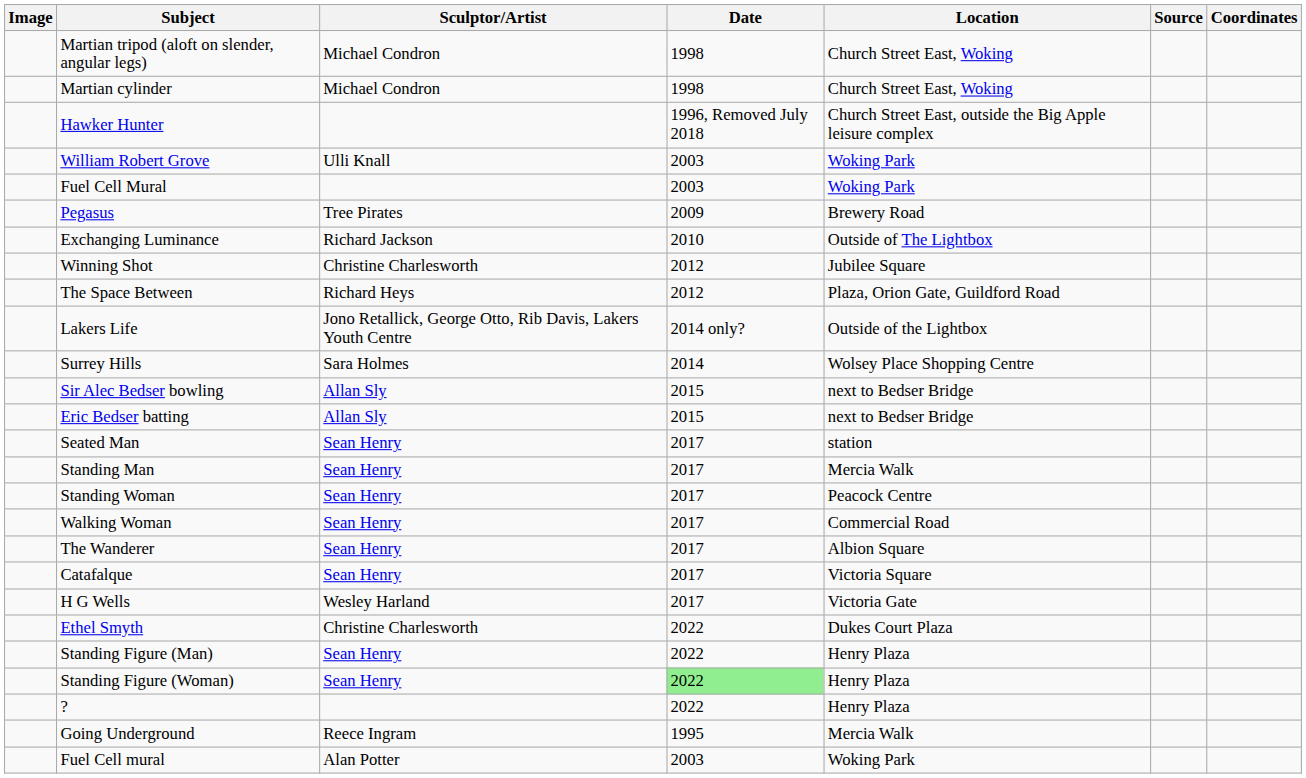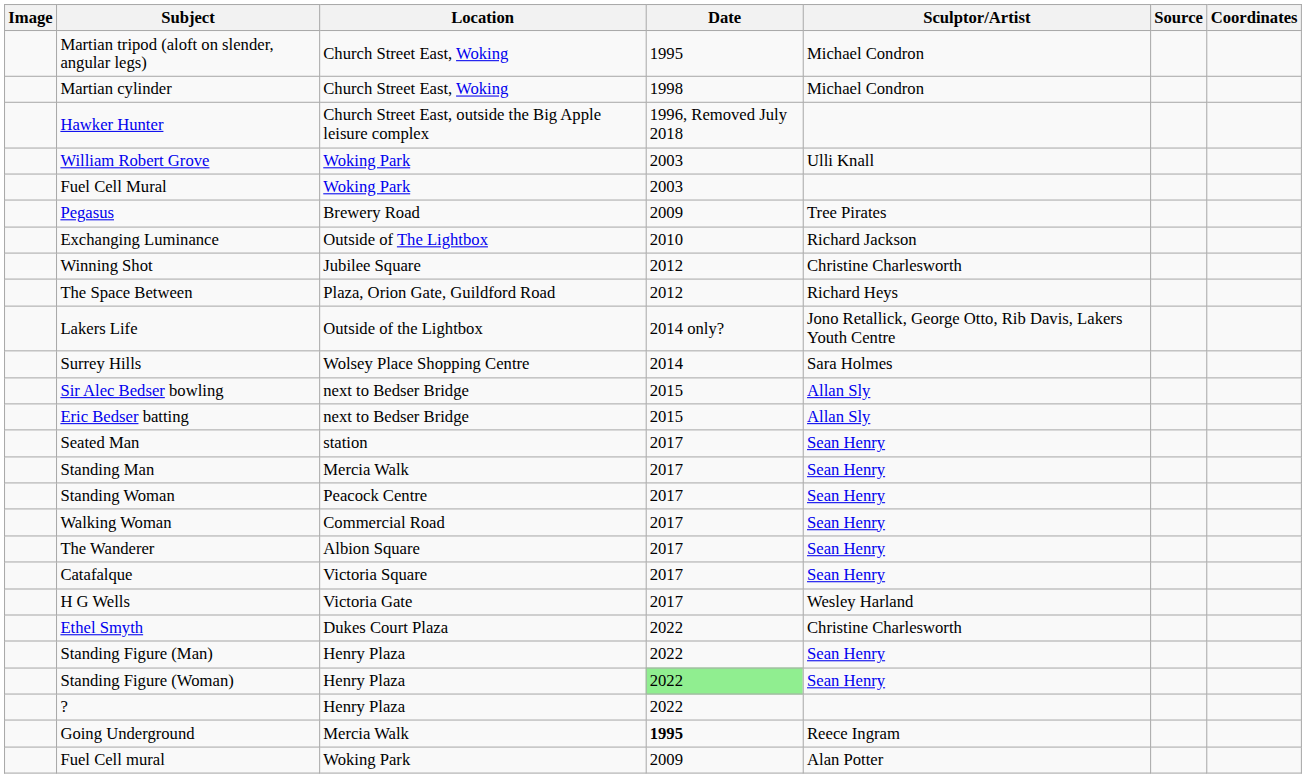columns swapped: (987, 17) <-> (493, 17)
(687, 53) 1998 -> (666, 53) 1995
(687, 733) normal -> (666, 733) bold
(687, 759) 2003 -> (666, 759) 2009
